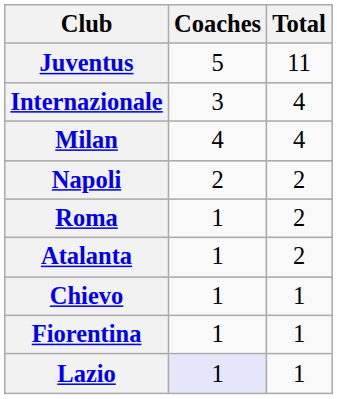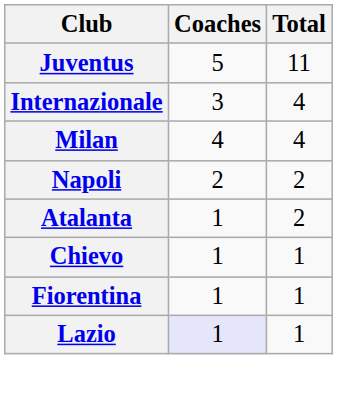- row: (87, 218)
